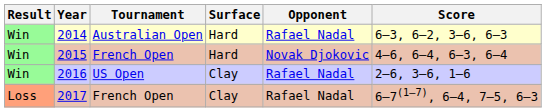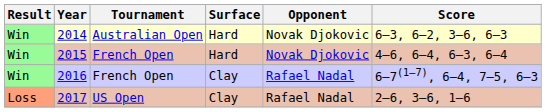(310, 34) Rafael Nadal -> (318, 34) Novak Djokovic
(118, 74) US Open -> (133, 76) French Open
(423, 74) 2–6, 3–6, 1–6 -> (456, 76) 6–7(1–7), 6–4, 7–5, 6–3
(133, 96) French Open -> (118, 97) US Open
(456, 96) 6–7(1–7), 6–4, 7–5, 6–3 -> (423, 97) 2–6, 3–6, 1–6
